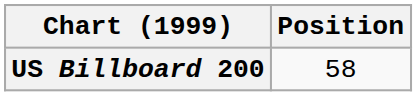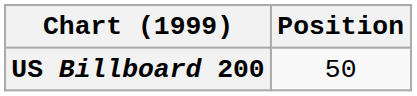(341, 70) 58 -> (341, 70) 50
